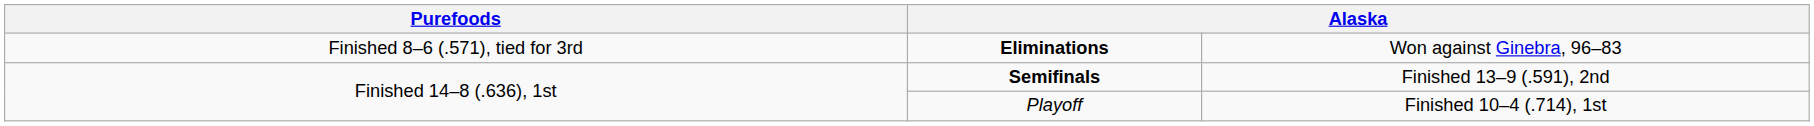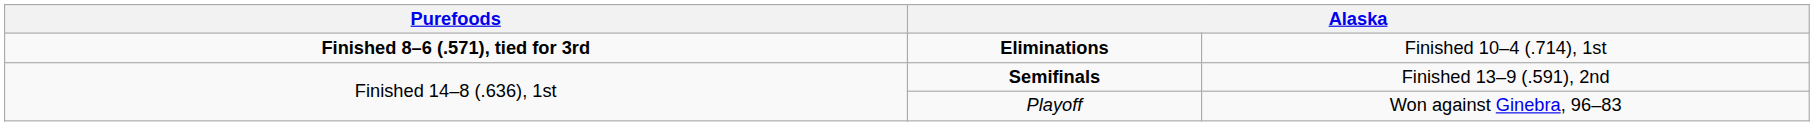(456, 47) normal -> (456, 47) bold
(1506, 47) Won against Ginebra, 96–83 -> (1506, 47) Finished 10–4 (.714), 1st
(1506, 105) Finished 10–4 (.714), 1st -> (1506, 105) Won against Ginebra, 96–83
